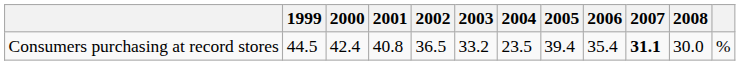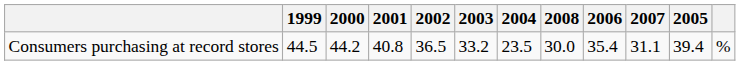columns swapped: (562, 18) <-> (691, 18)
(345, 45) 42.4 -> (345, 45) 44.2
(645, 45) bold -> (645, 45) normal
